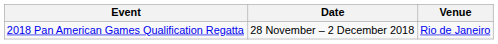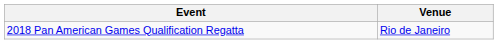- column: (333, 13)
